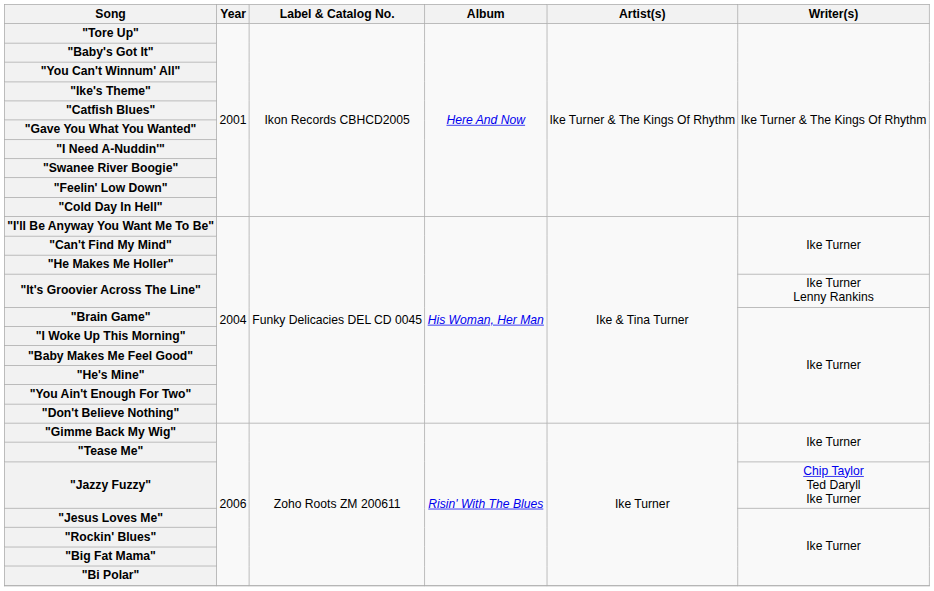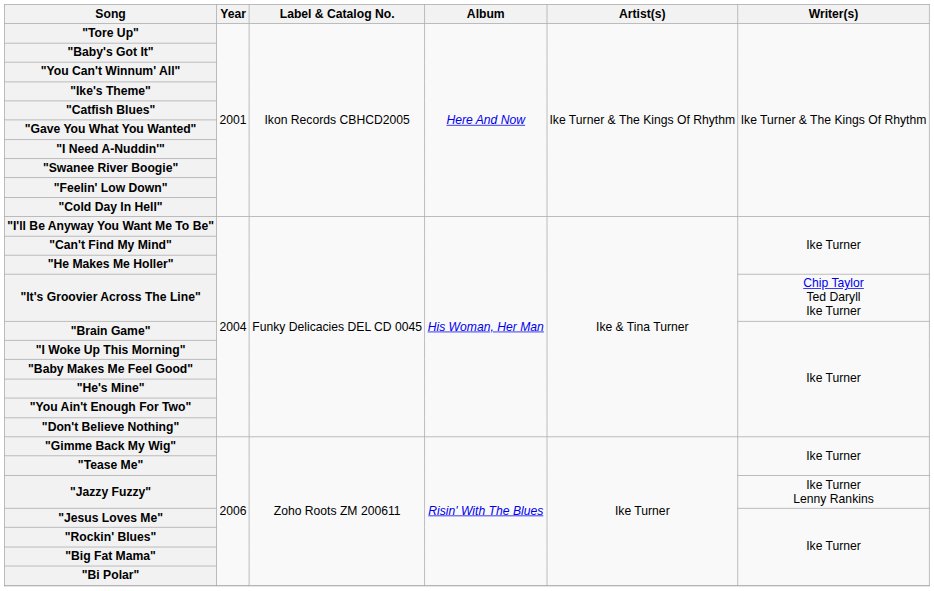(834, 290) Ike Turner Lenny Rankins -> (834, 297) Chip Taylor Ted Daryll Ike Turner
(834, 485) Chip Taylor Ted Daryll Ike Turner -> (834, 491) Ike Turner Lenny Rankins
